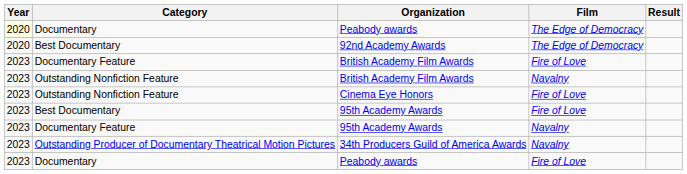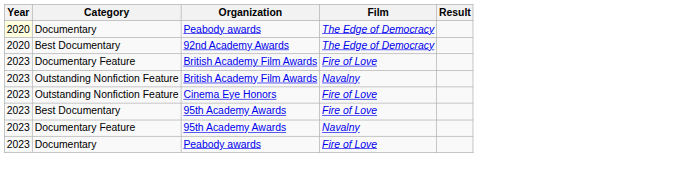- row: (433, 144)
